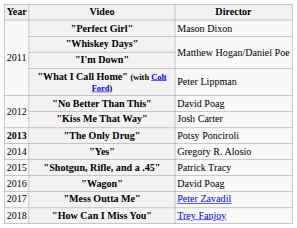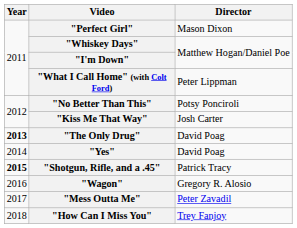(201, 103) David Poag -> (208, 103) Potsy Ponciroli
(208, 135) Potsy Ponciroli -> (201, 135) David Poag
(214, 151) Gregory R. Alosio -> (201, 151) David Poag
(17, 167) normal -> (17, 167) bold
(201, 183) David Poag -> (214, 183) Gregory R. Alosio
